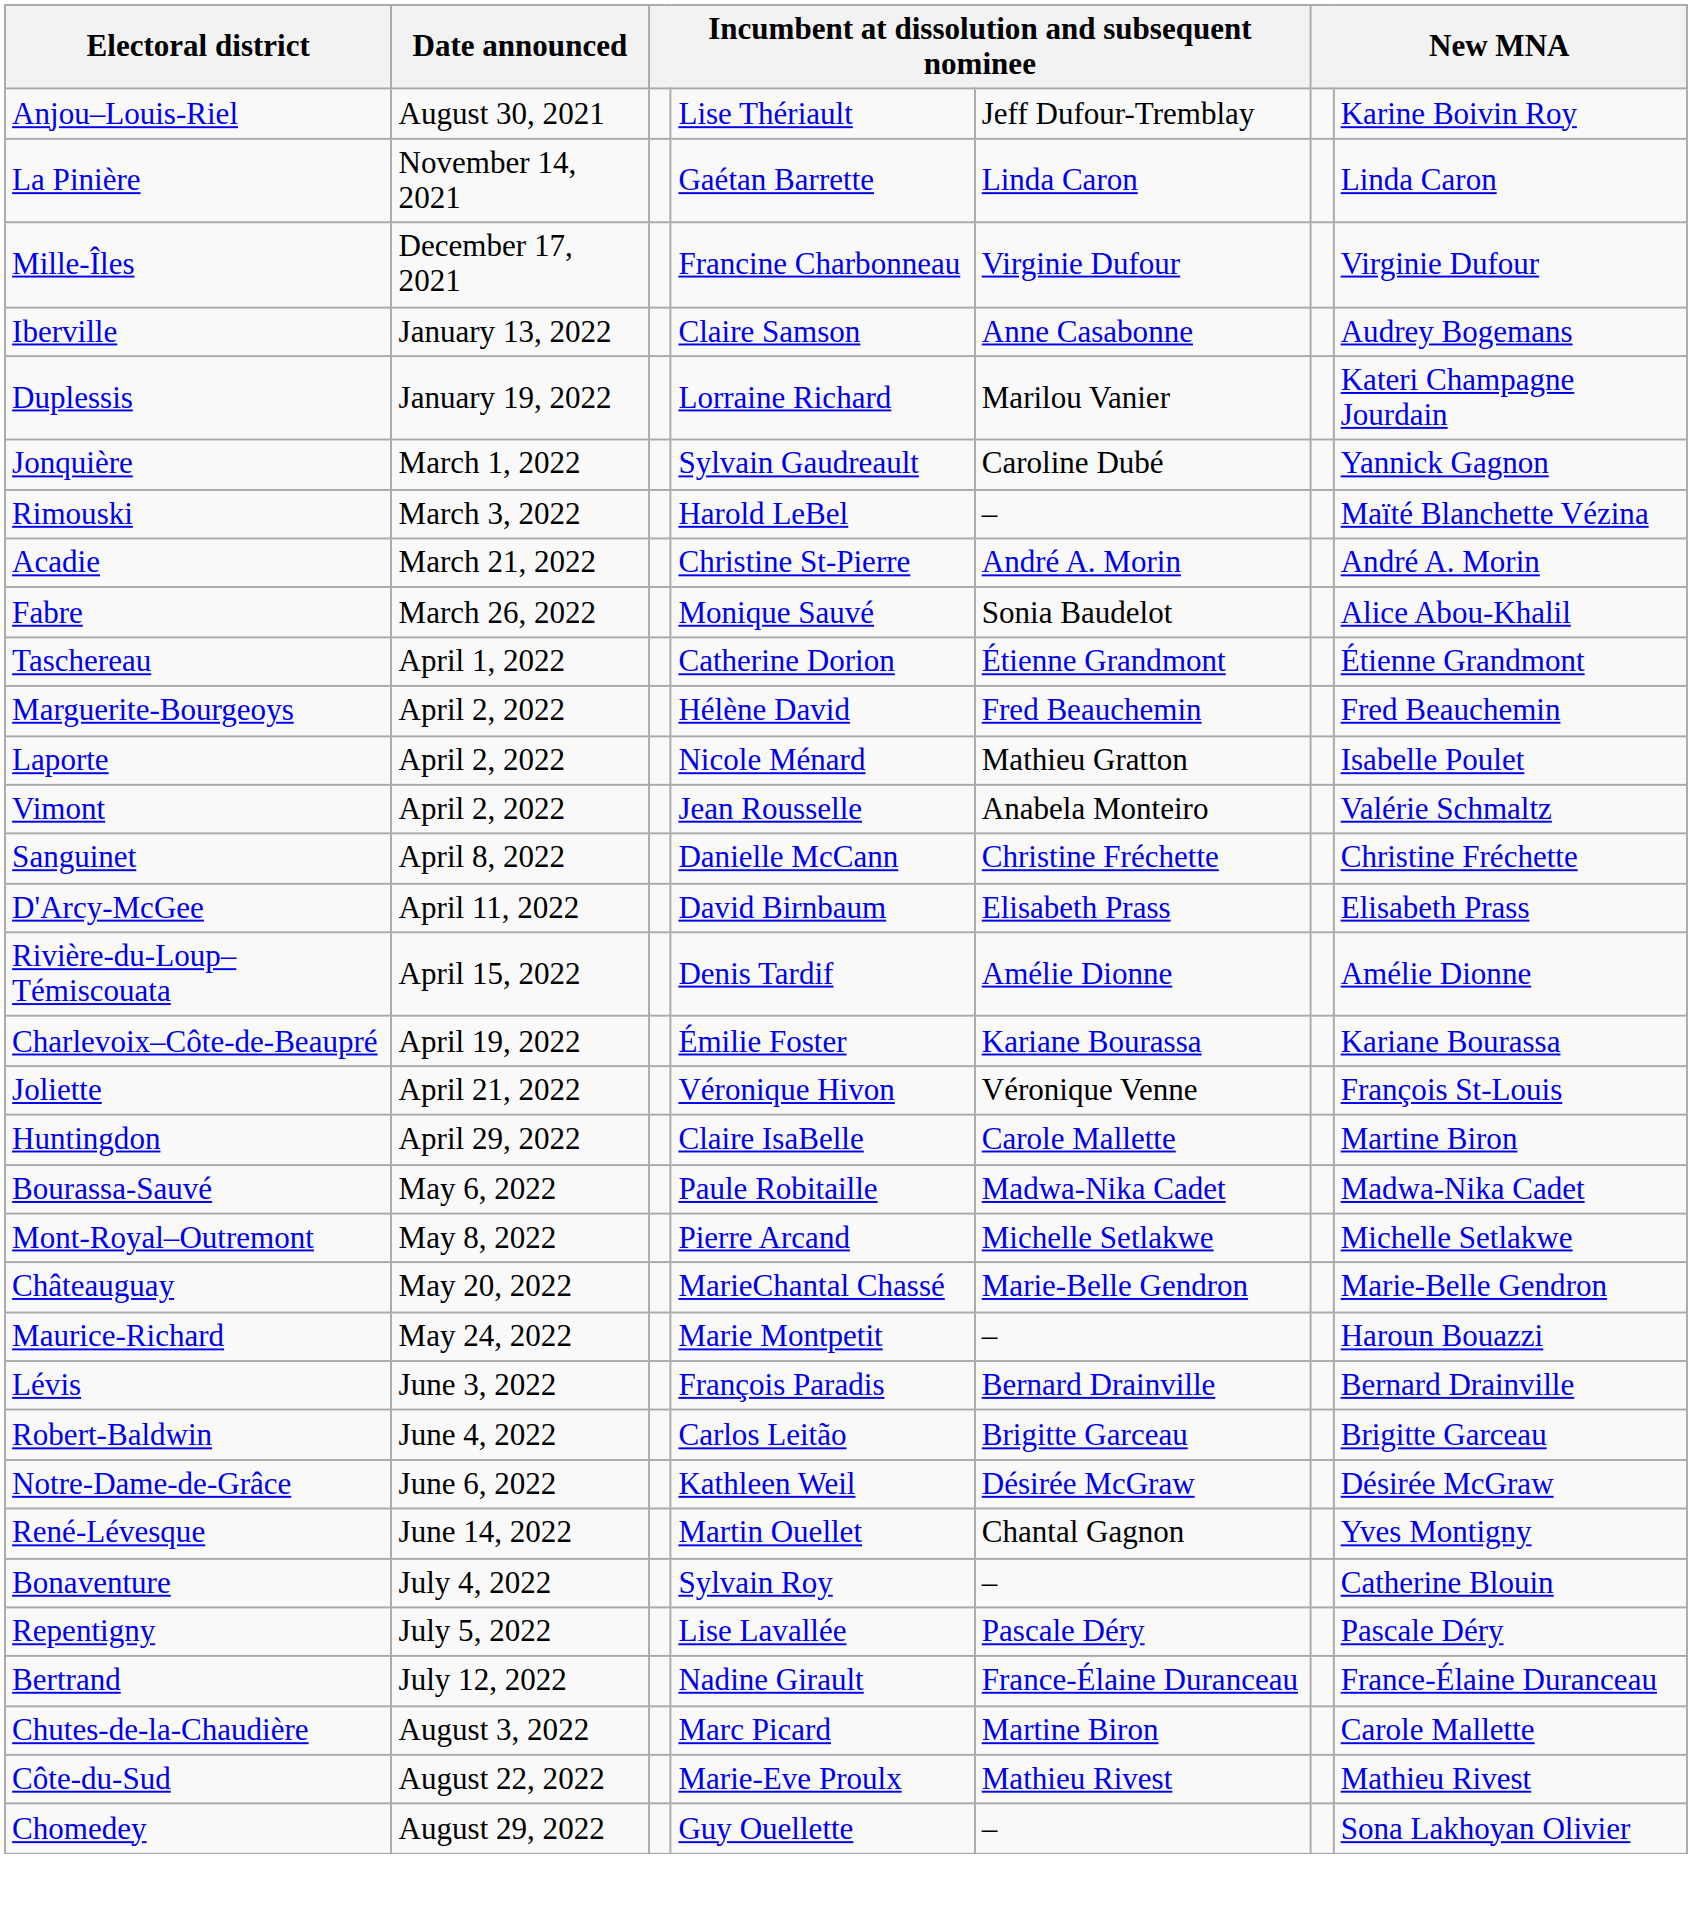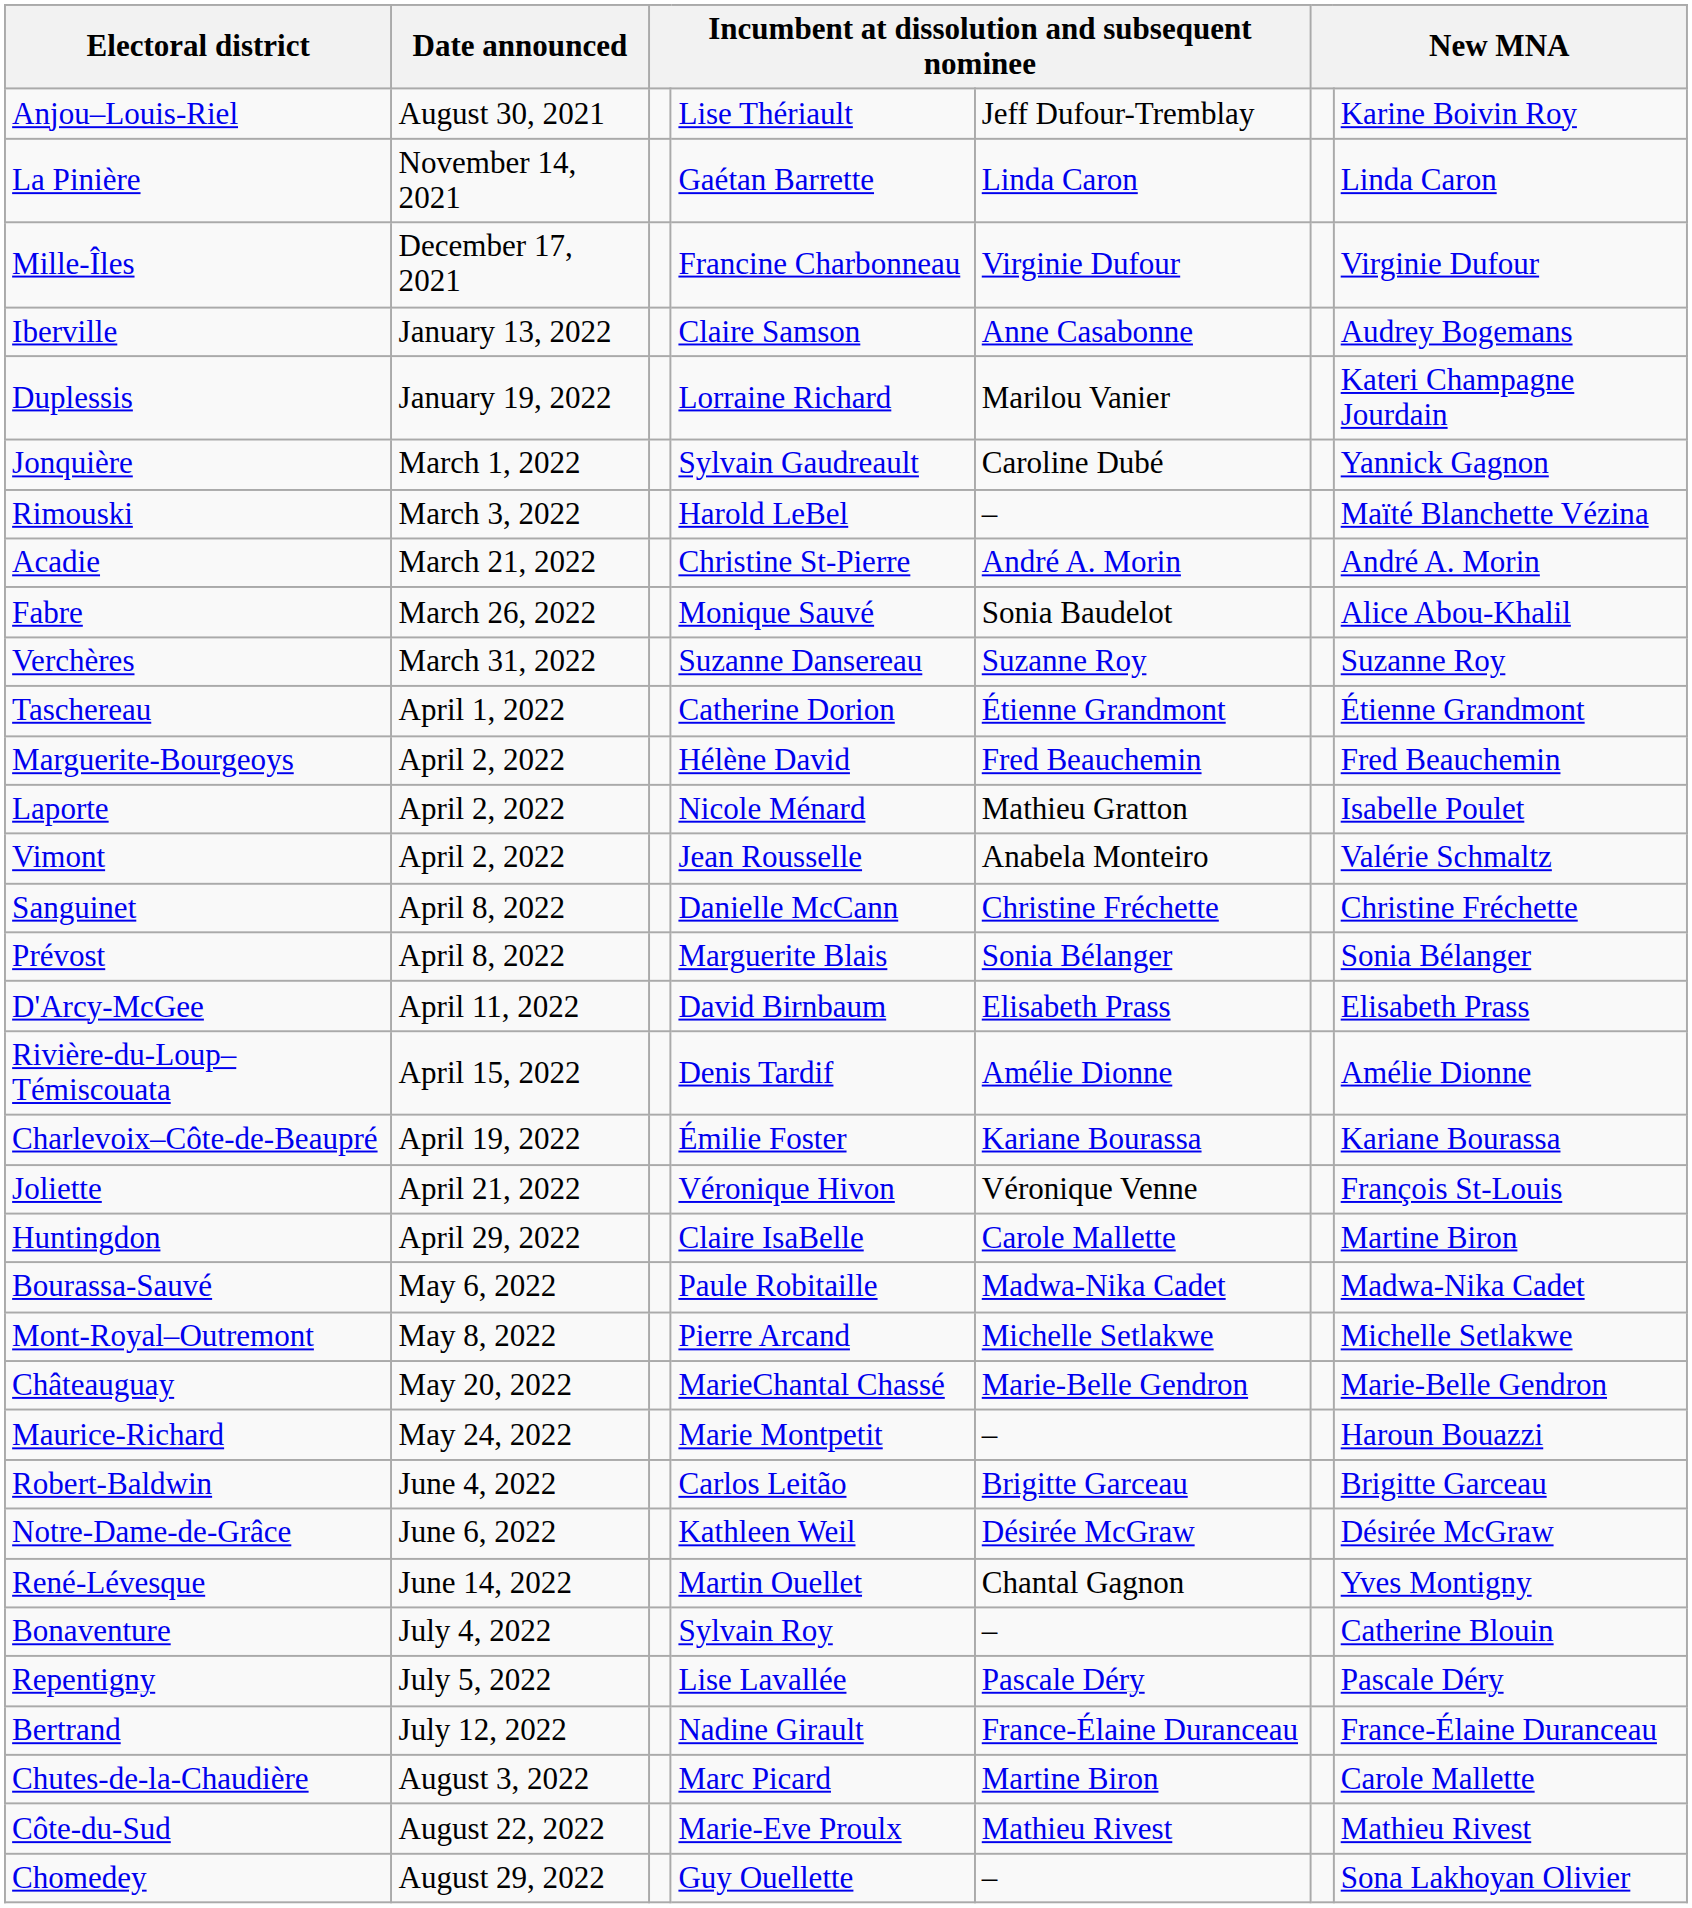+ row: (73, 661)
+ row: (59, 956)
- row: (47, 1385)
